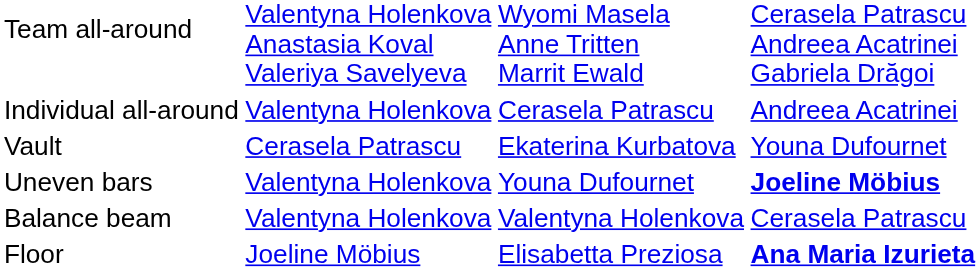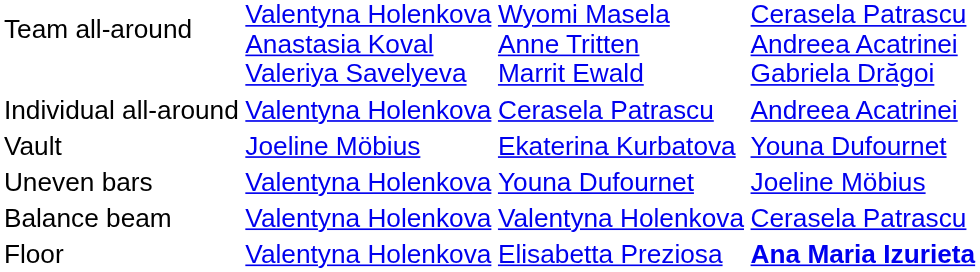(353, 146) Cerasela Patrascu -> (333, 146) Joeline Möbius
(845, 182) bold -> (838, 182) normal
(333, 254) Joeline Möbius -> (368, 254) Valentyna Holenkova
